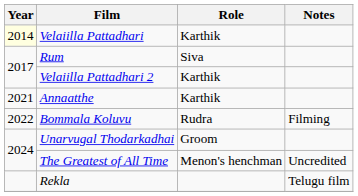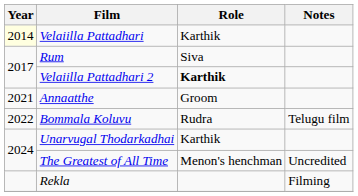(200, 77) normal -> (203, 77) bold
(200, 98) Karthik -> (199, 98) Groom
(309, 118) Filming -> (319, 118) Telugu film
(199, 139) Groom -> (200, 139) Karthik
(319, 181) Telugu film -> (309, 181) Filming
